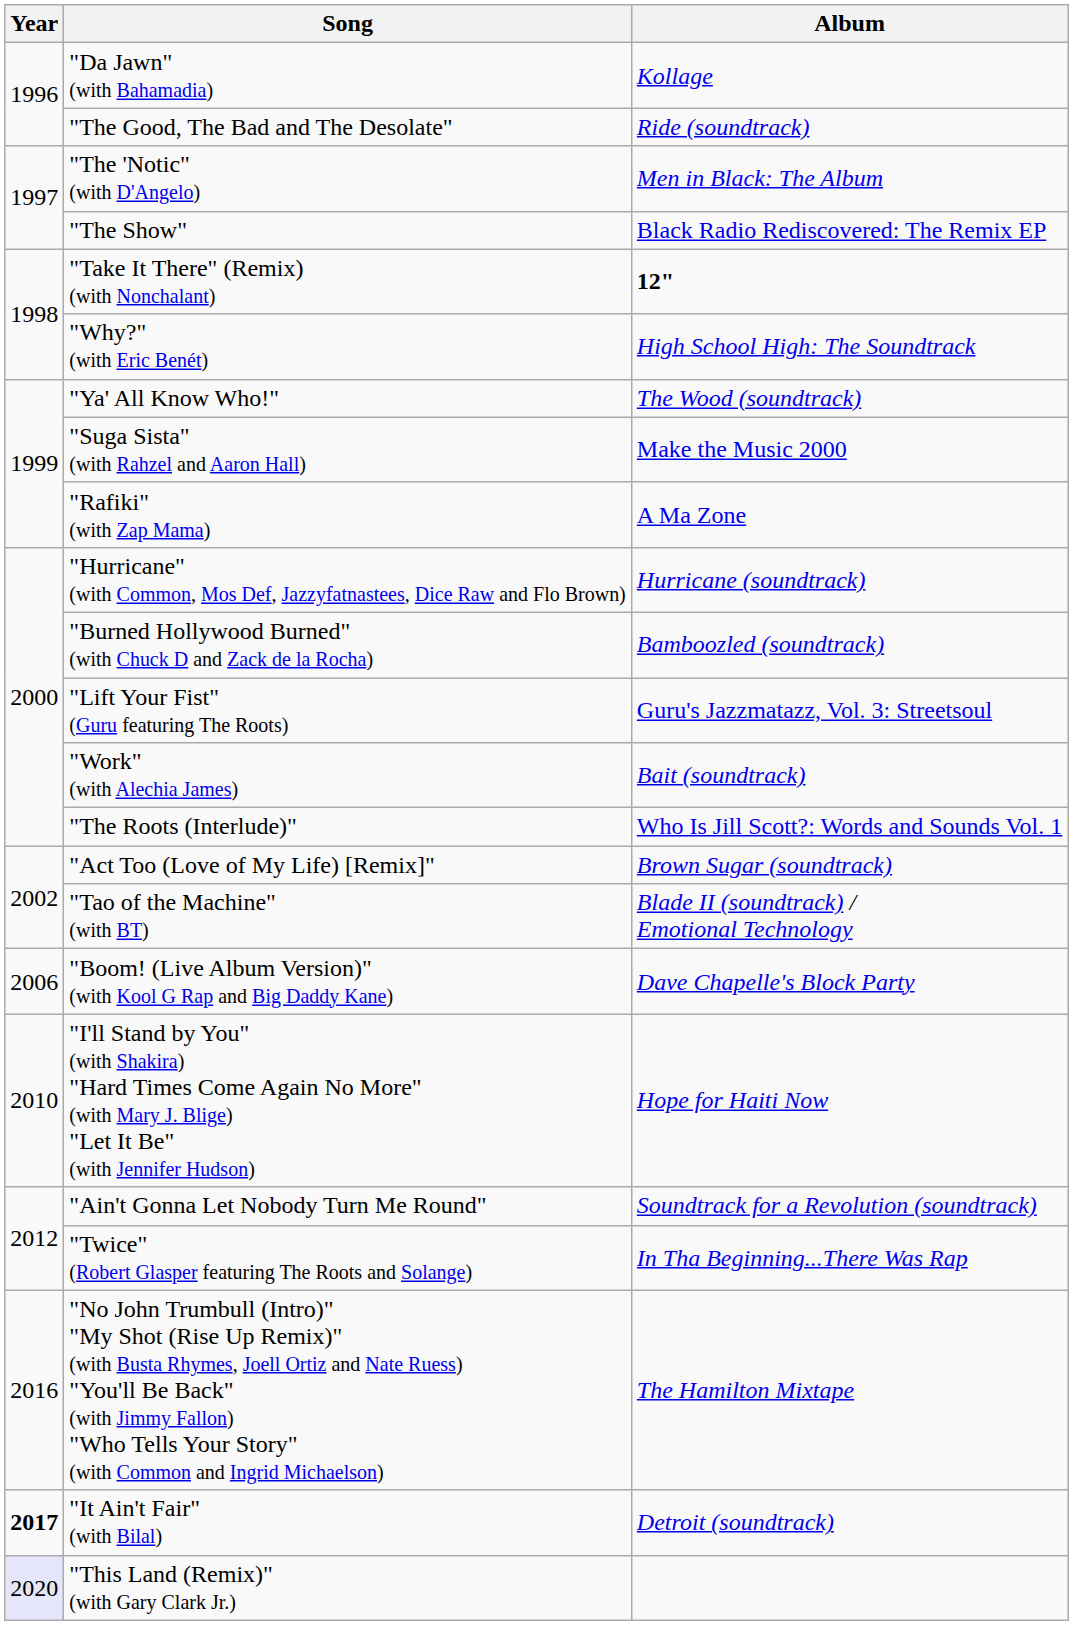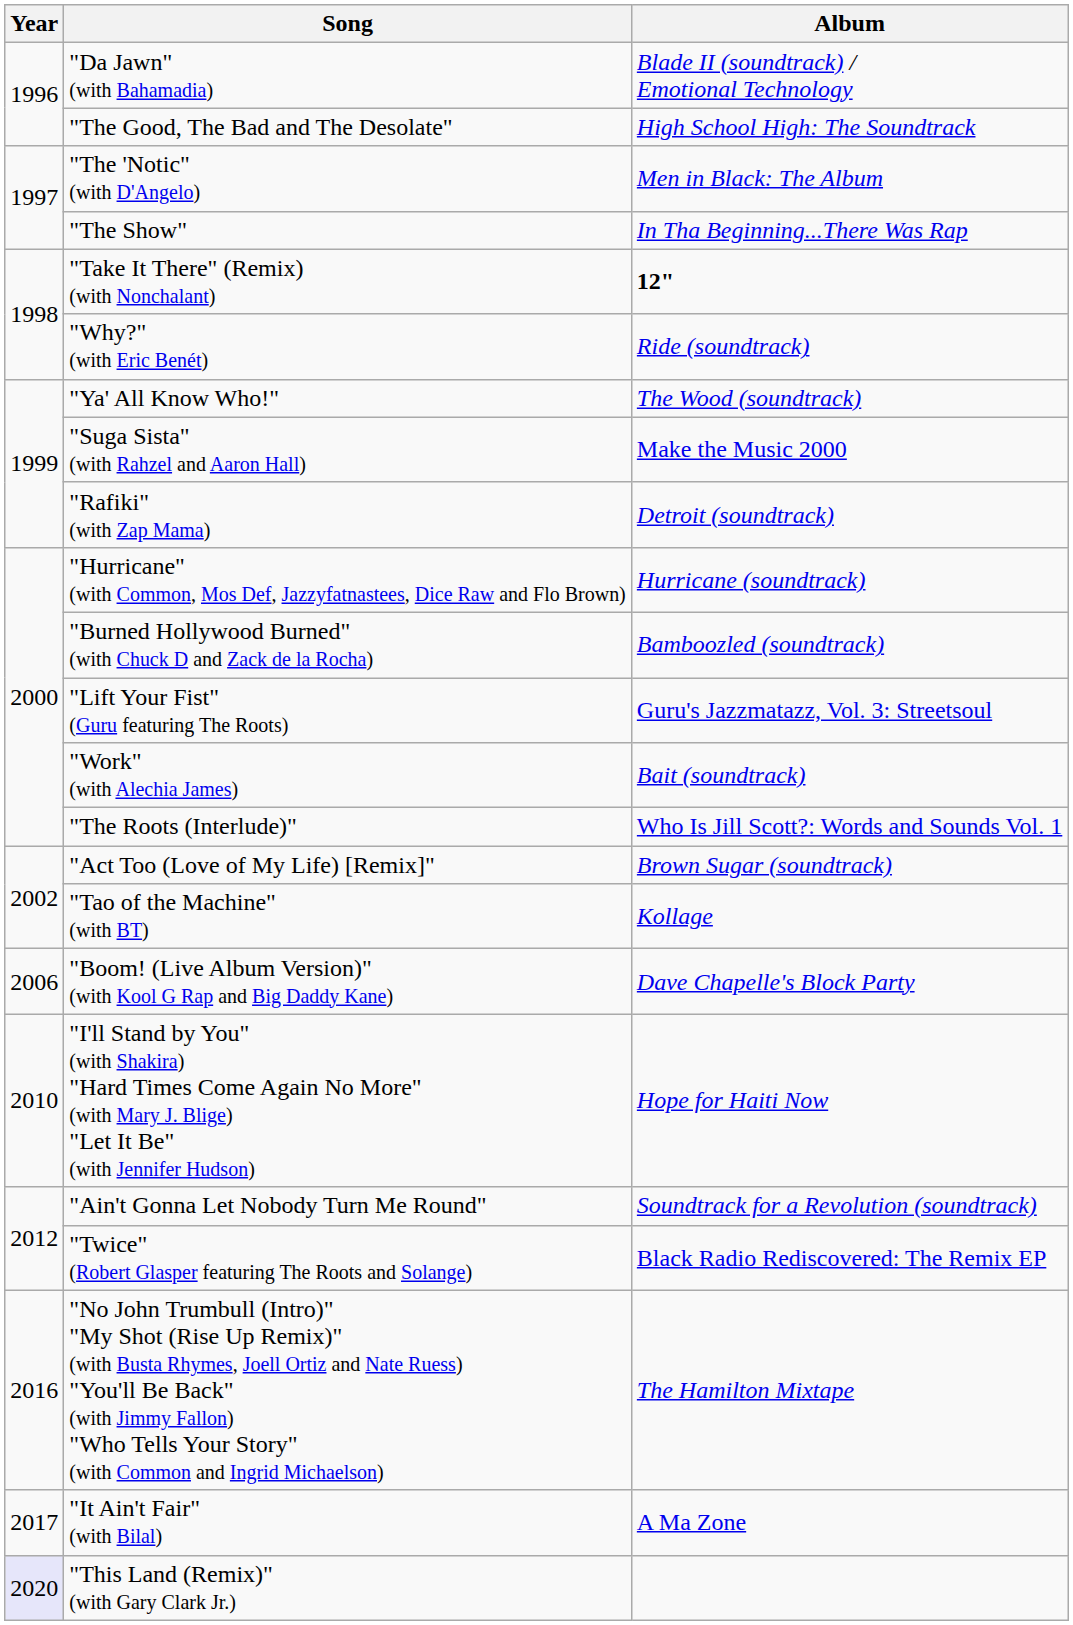(675, 75) Kollage -> (746, 75) Blade II (soundtrack) / Emotional Technology
(723, 126) Ride (soundtrack) -> (806, 126) High School High: The Soundtrack
(842, 229) Black Radio Rediscovered: The Remix EP -> (802, 229) In Tha Beginning...There Was Rap
(806, 346) High School High: The Soundtrack -> (723, 346) Ride (soundtrack)
(692, 514) A Ma Zone -> (735, 514) Detroit (soundtrack)
(746, 916) Blade II (soundtrack) / Emotional Technology -> (675, 916) Kollage
(802, 1257) In Tha Beginning...There Was Rap -> (842, 1257) Black Radio Rediscovered: The Remix EP
(34, 1522) bold -> (34, 1522) normal
(735, 1522) Detroit (soundtrack) -> (692, 1522) A Ma Zone
